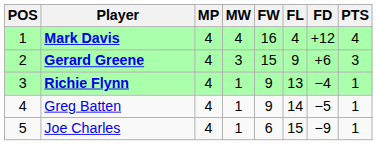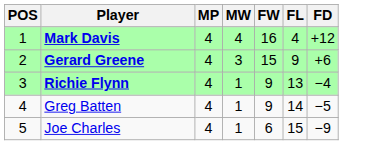- column: (355, 15)
